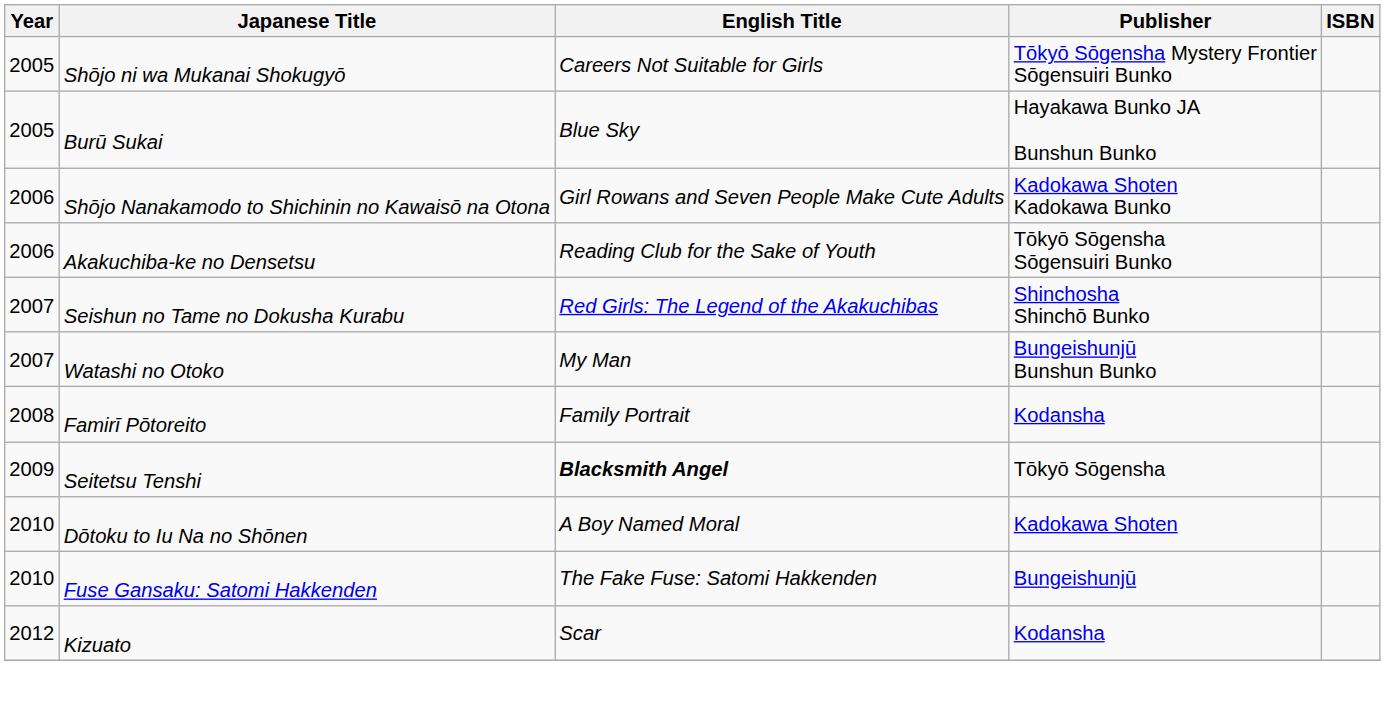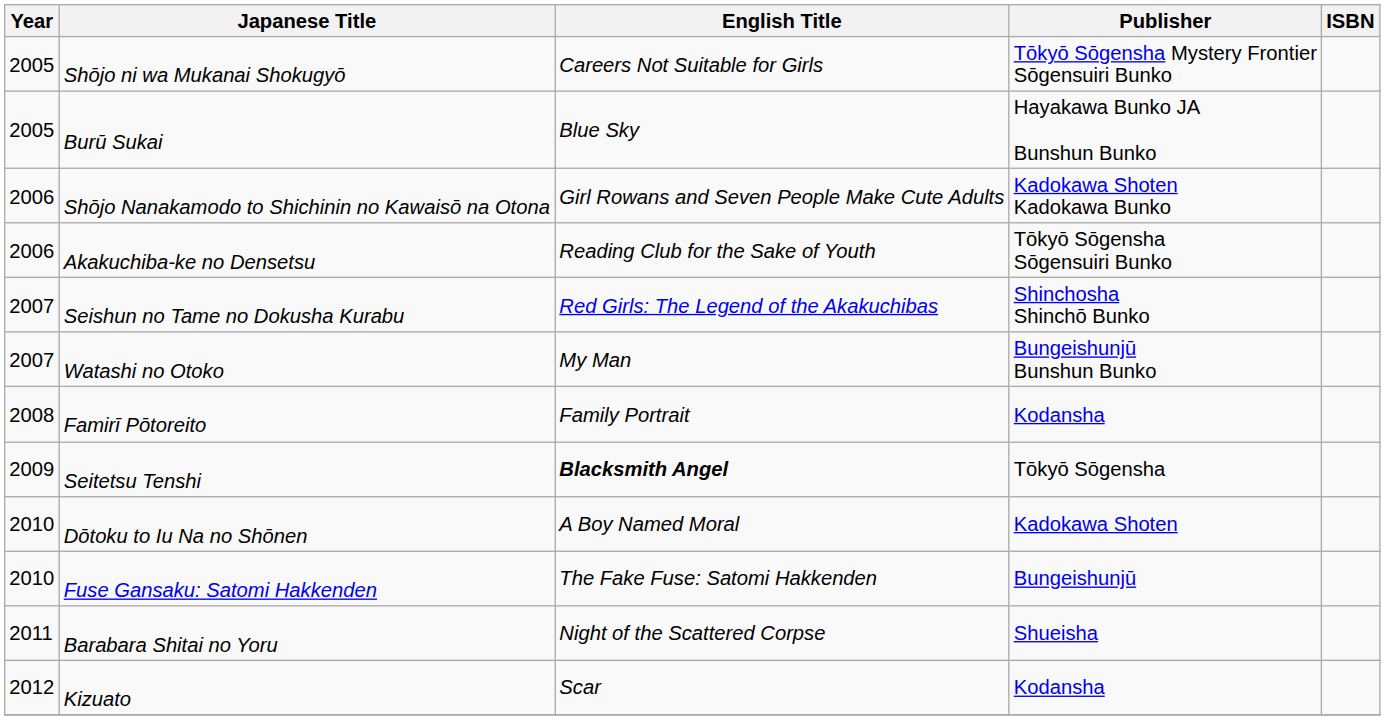+ row: (171, 644)
